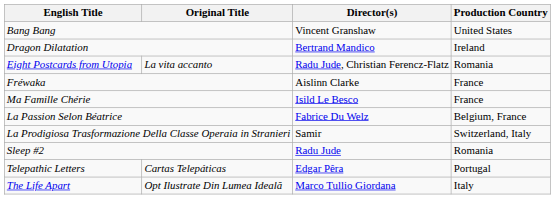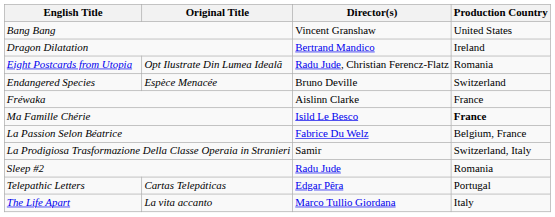(178, 64) La vita accanto -> (213, 64) Opt Ilustrate Din Lumea Ideală
+ row: (51, 82)
(469, 99) normal -> (470, 116) bold
(213, 185) Opt Ilustrate Din Lumea Ideală -> (178, 202) La vita accanto
